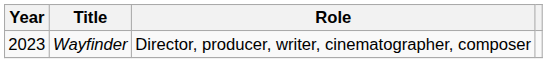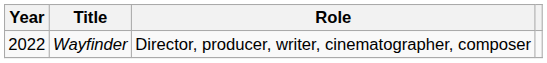(27, 44) 2023 -> (27, 44) 2022
